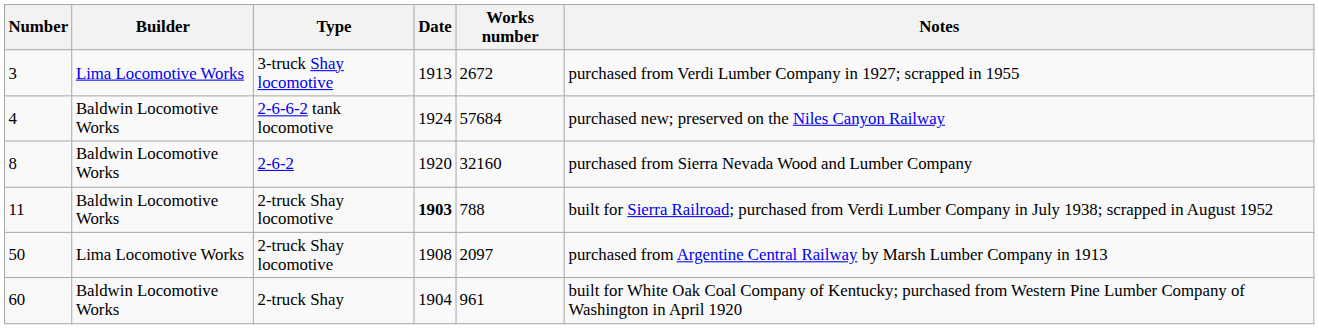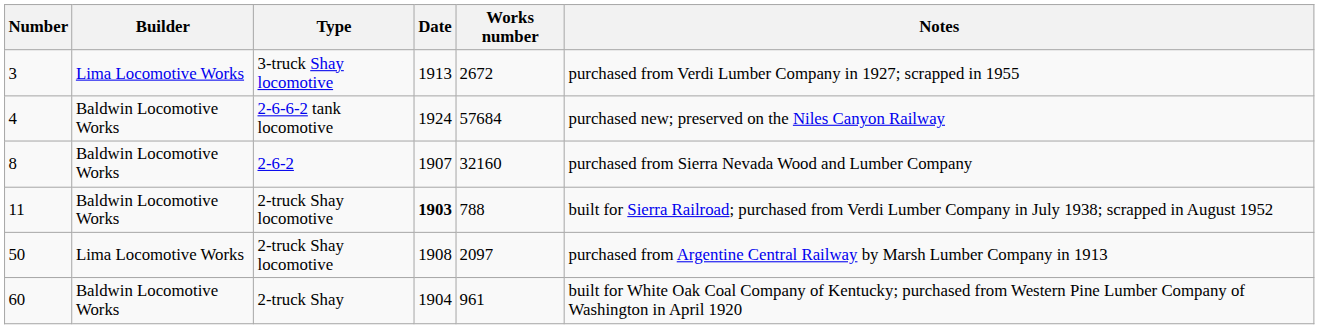(435, 163) 1920 -> (435, 163) 1907
